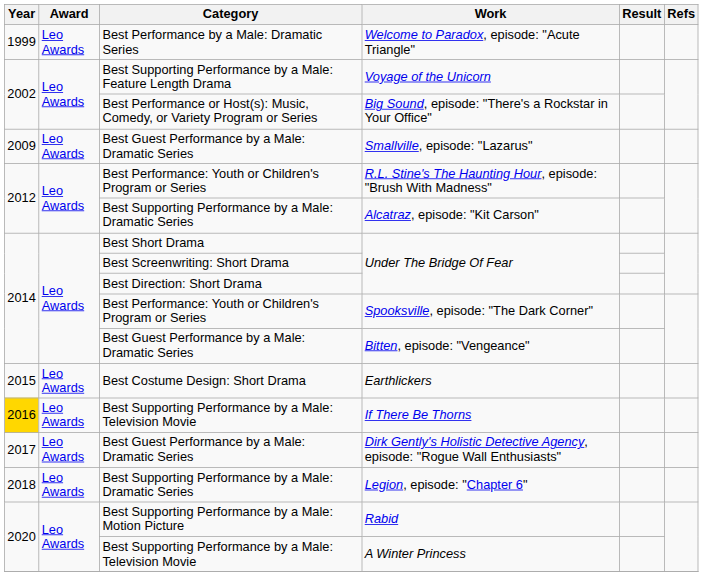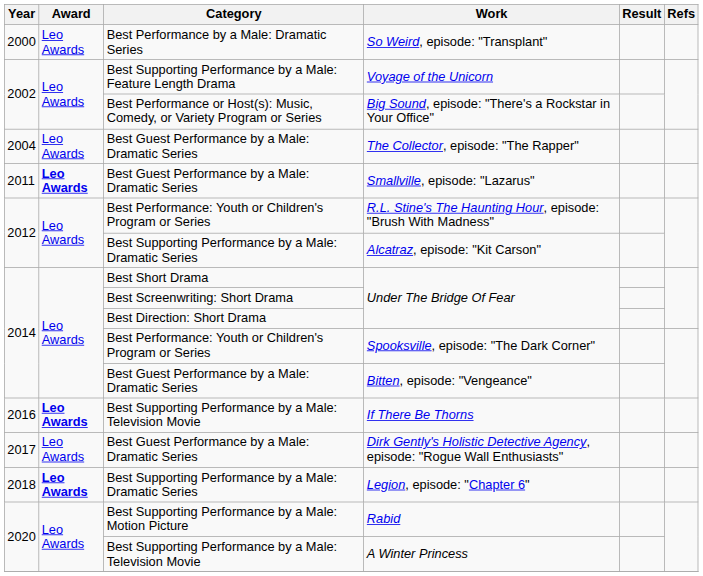- row: (212, 42)
+ row: (217, 42)
+ row: (208, 146)
(22, 146) 2009 -> (21, 180) 2011
(63, 146) normal -> (65, 180) bold
- row: (204, 380)
(22, 415) gold background -> (22, 415) no background
(63, 415) normal -> (65, 415) bold
(63, 484) normal -> (65, 484) bold
